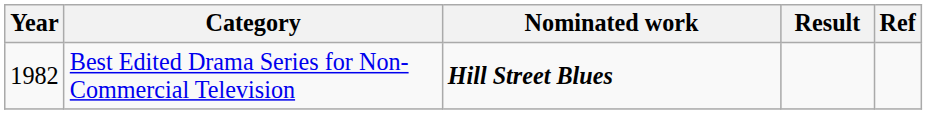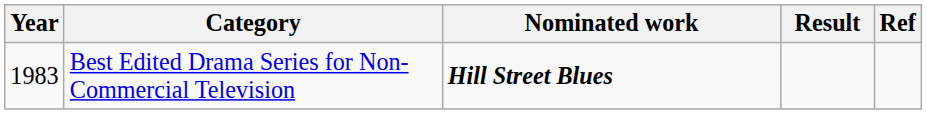(34, 75) 1982 -> (34, 75) 1983
